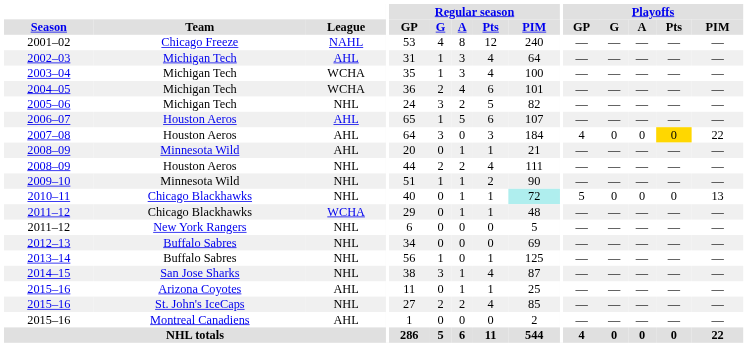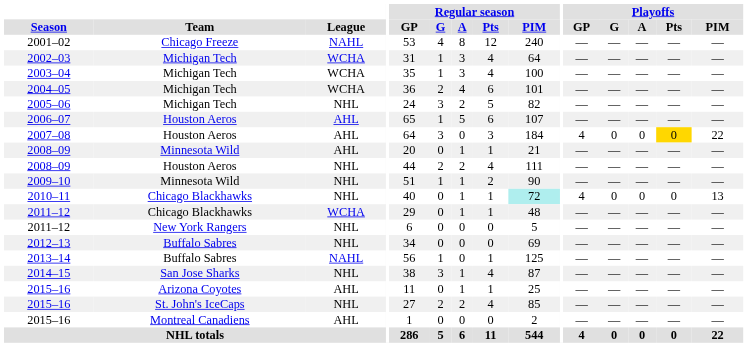(346, 58) AHL -> (346, 58) WCHA
(582, 196) 5 -> (582, 196) 4
(346, 258) NHL -> (346, 258) NAHL
